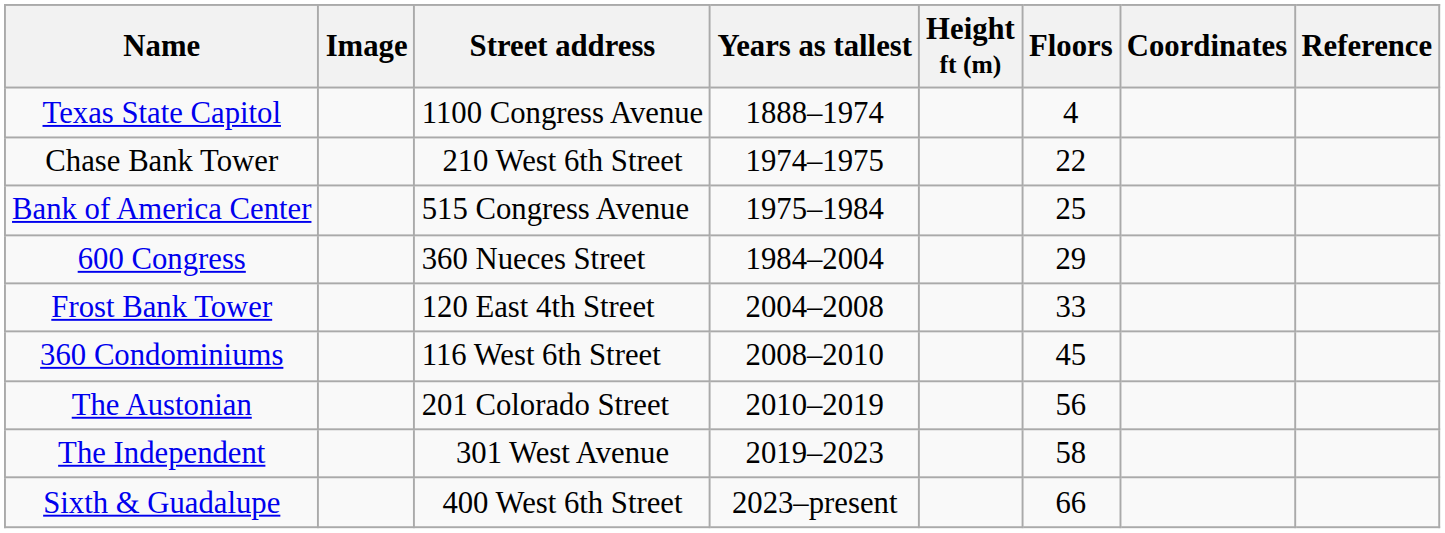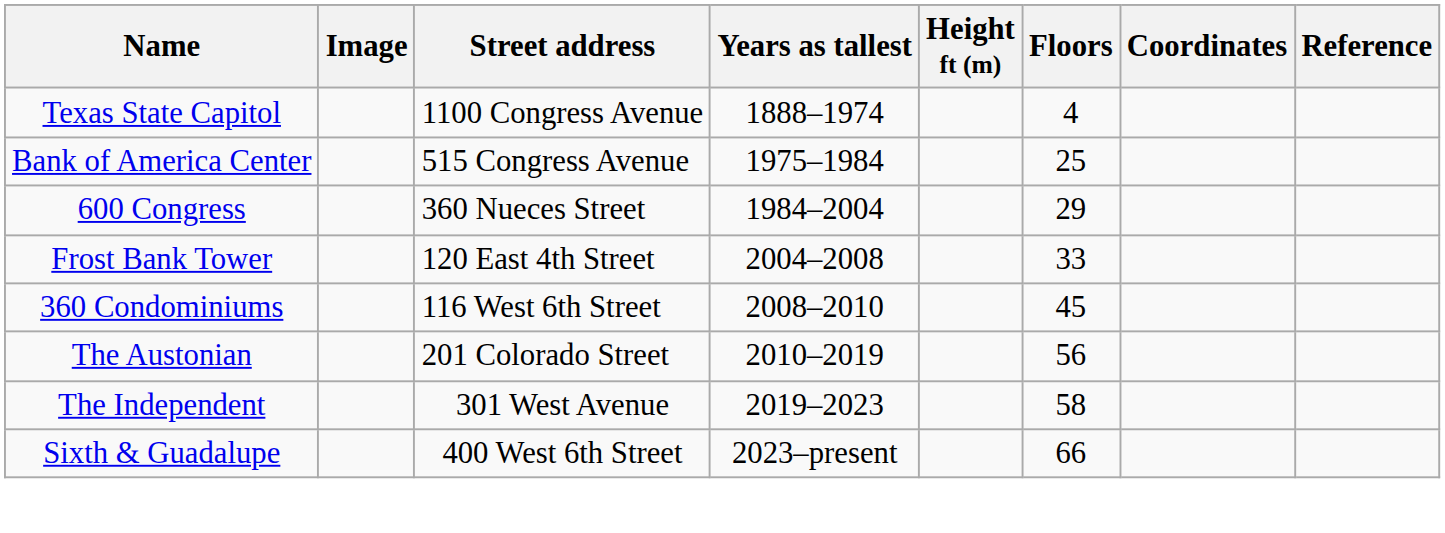- row: (162, 160)
